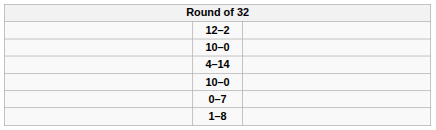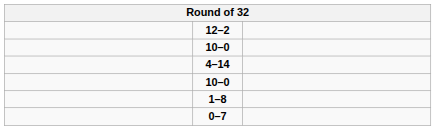rows swapped: (99, 116) <-> (99, 99)
